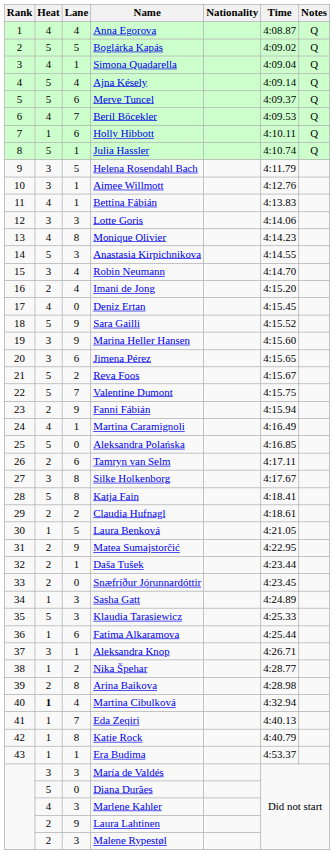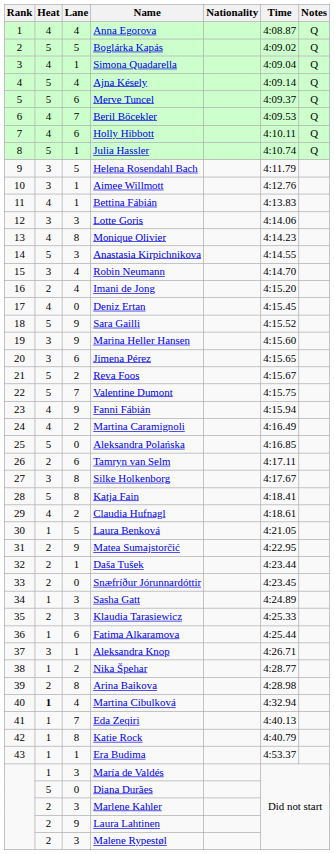(48, 133) 1 -> (48, 133) 4
(48, 409) 2 -> (48, 409) 4
(76, 427) 1 -> (76, 427) 2
(48, 513) 2 -> (48, 513) 4
(48, 617) 5 -> (48, 617) 2
(48, 772) 3 -> (48, 772) 1
(48, 806) 4 -> (48, 806) 2
